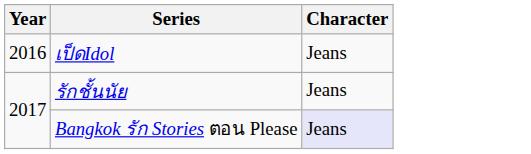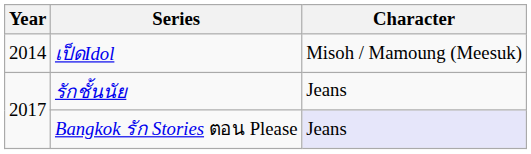(28, 53) 2016 -> (28, 53) 2014
(326, 53) Jeans -> (414, 53) Misoh / Mamoung (Meesuk)
